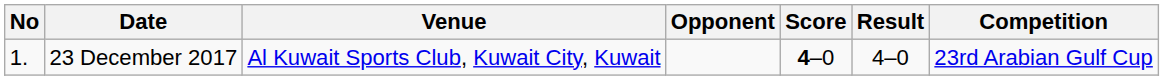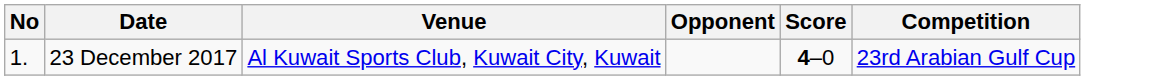- column: (890, 22)
